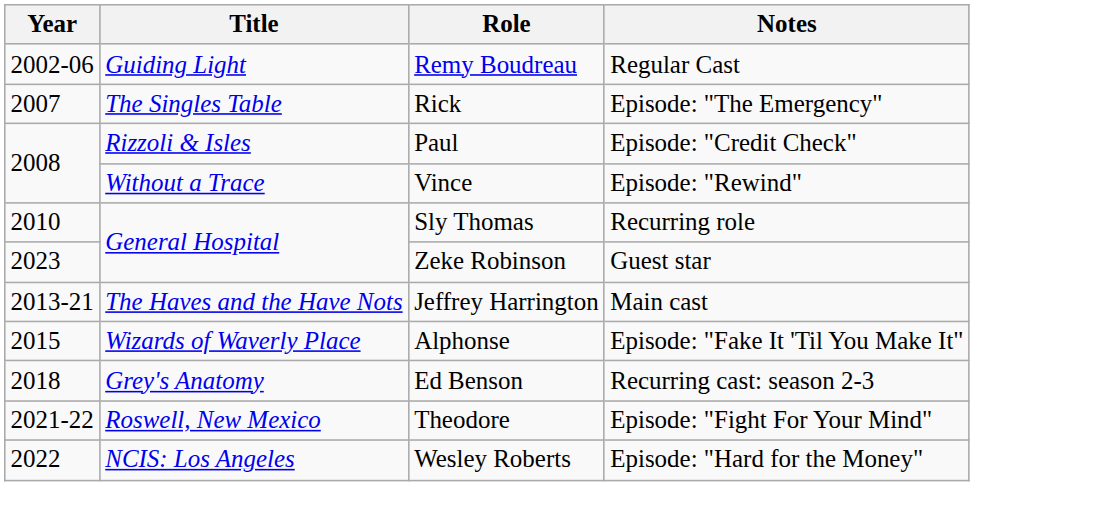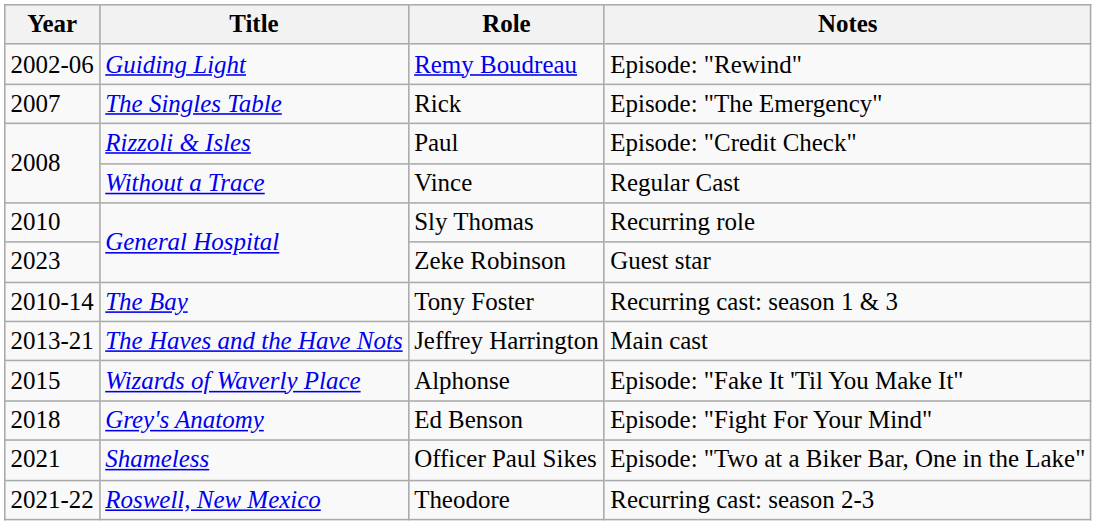(675, 63) Regular Cast -> (706, 63) Episode: "Rewind"
(706, 182) Episode: "Rewind" -> (675, 182) Regular Cast
+ row: (474, 301)
(742, 380) Recurring cast: season 2-3 -> (771, 420) Episode: "Fight For Your Mind"
+ row: (505, 459)
(771, 420) Episode: "Fight For Your Mind" -> (742, 499) Recurring cast: season 2-3
- row: (492, 459)
